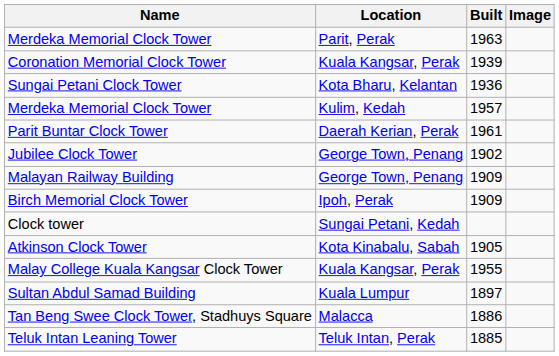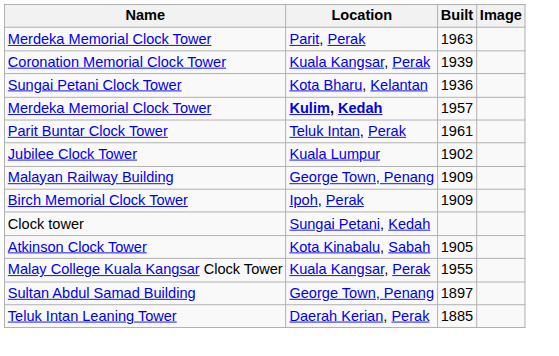(362, 108) normal -> (336, 108) bold
(389, 131) Daerah Kerian, Perak -> (348, 131) Teluk Intan, Perak
(391, 154) George Town, Penang -> (335, 154) Kuala Lumpur
(364, 293) Kuala Lumpur -> (362, 293) George Town, Penang
- row: (160, 316)
(377, 339) Teluk Intan, Perak -> (359, 316) Daerah Kerian, Perak
